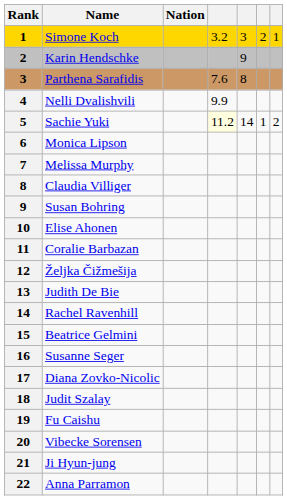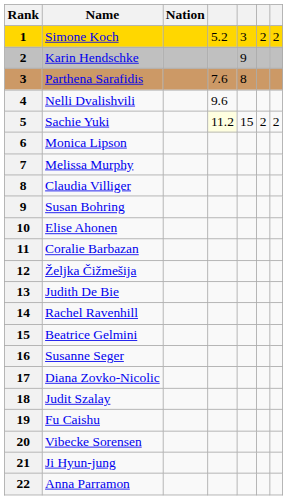(219, 36) 3.2 -> (219, 36) 5.2
(276, 36) 1 -> (276, 36) 2
(219, 100) 9.9 -> (219, 100) 9.6
(247, 121) 14 -> (247, 121) 15
(263, 121) 1 -> (263, 121) 2
